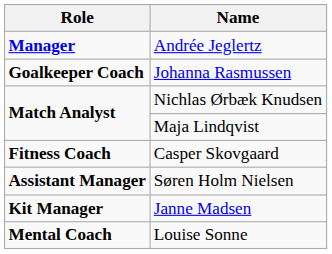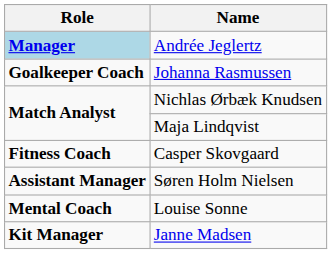(42, 45) no background -> (42, 45) lightblue background
rows swapped: (201, 235) <-> (203, 208)
